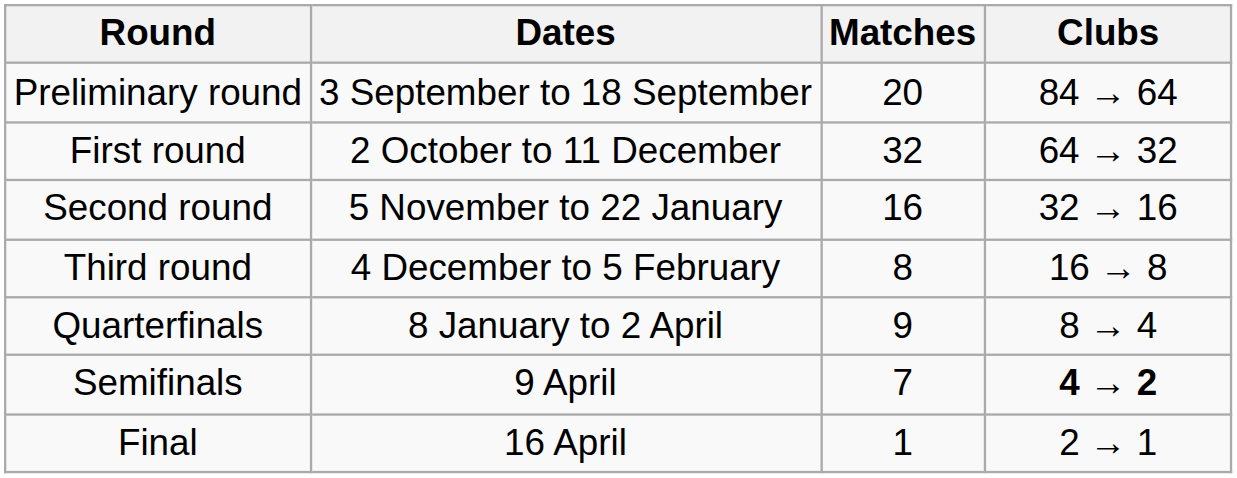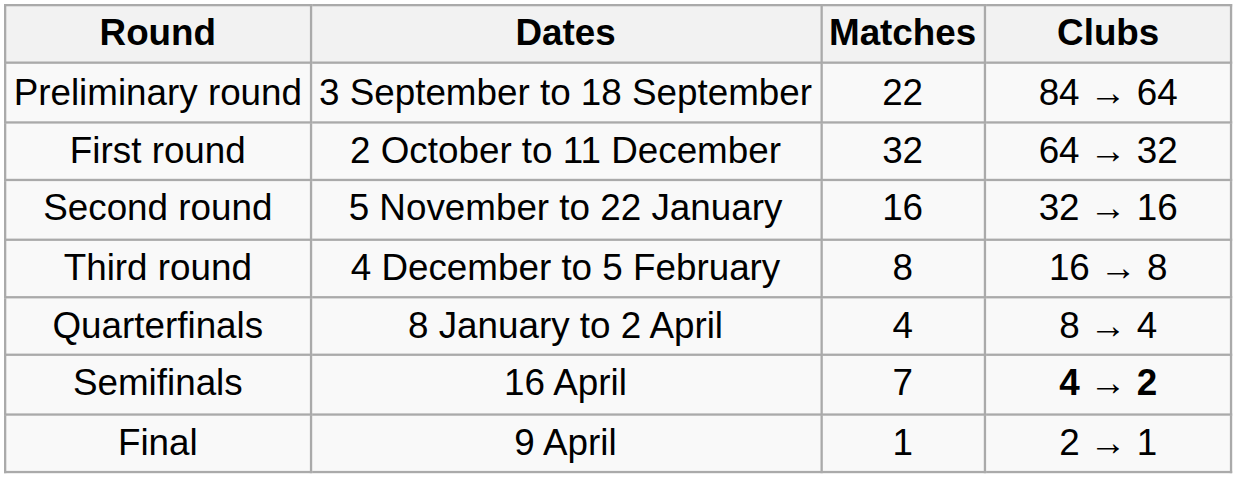(903, 92) 20 -> (903, 92) 22
(903, 325) 9 -> (903, 325) 4
(565, 383) 9 April -> (565, 383) 16 April
(565, 442) 16 April -> (565, 442) 9 April
